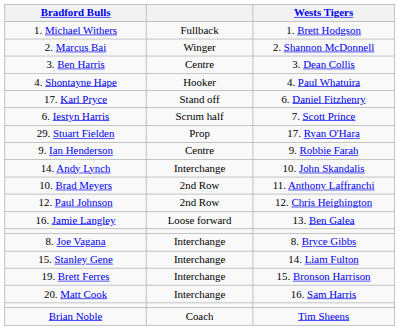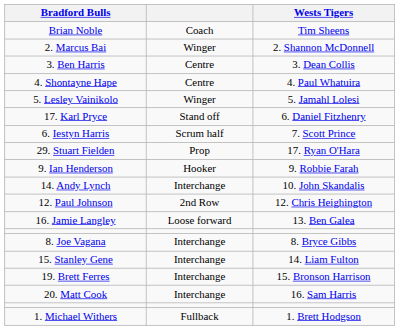rows swapped: (76, 30) <-> (76, 316)
(200, 82) Hooker -> (200, 82) Centre
+ row: (76, 99)
(200, 151) Centre -> (200, 168) Hooker
- row: (76, 185)
